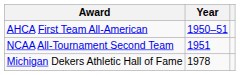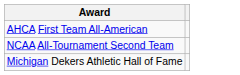- column: (207, 12)
